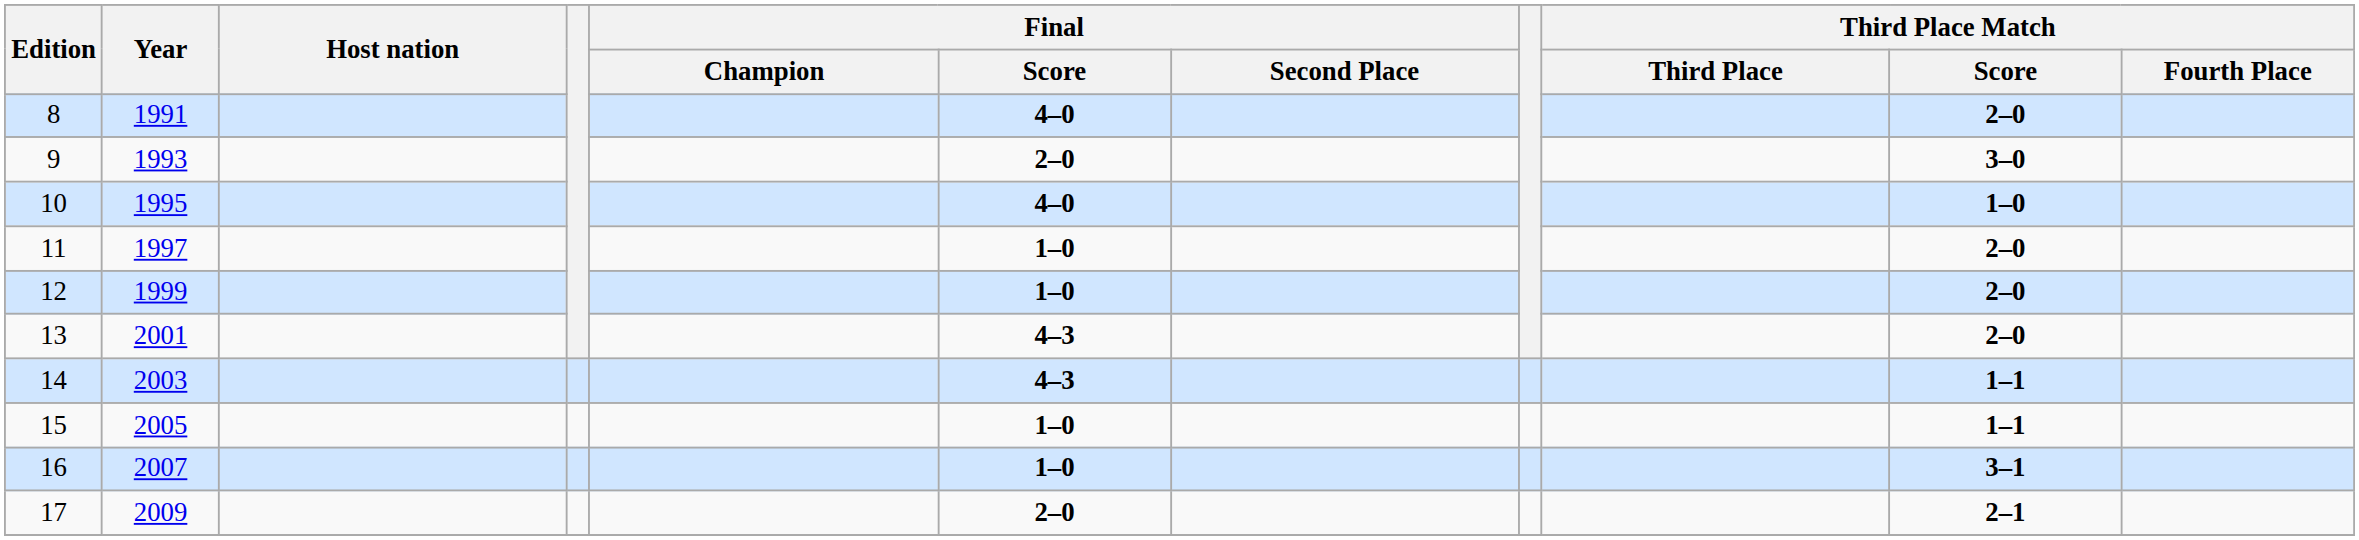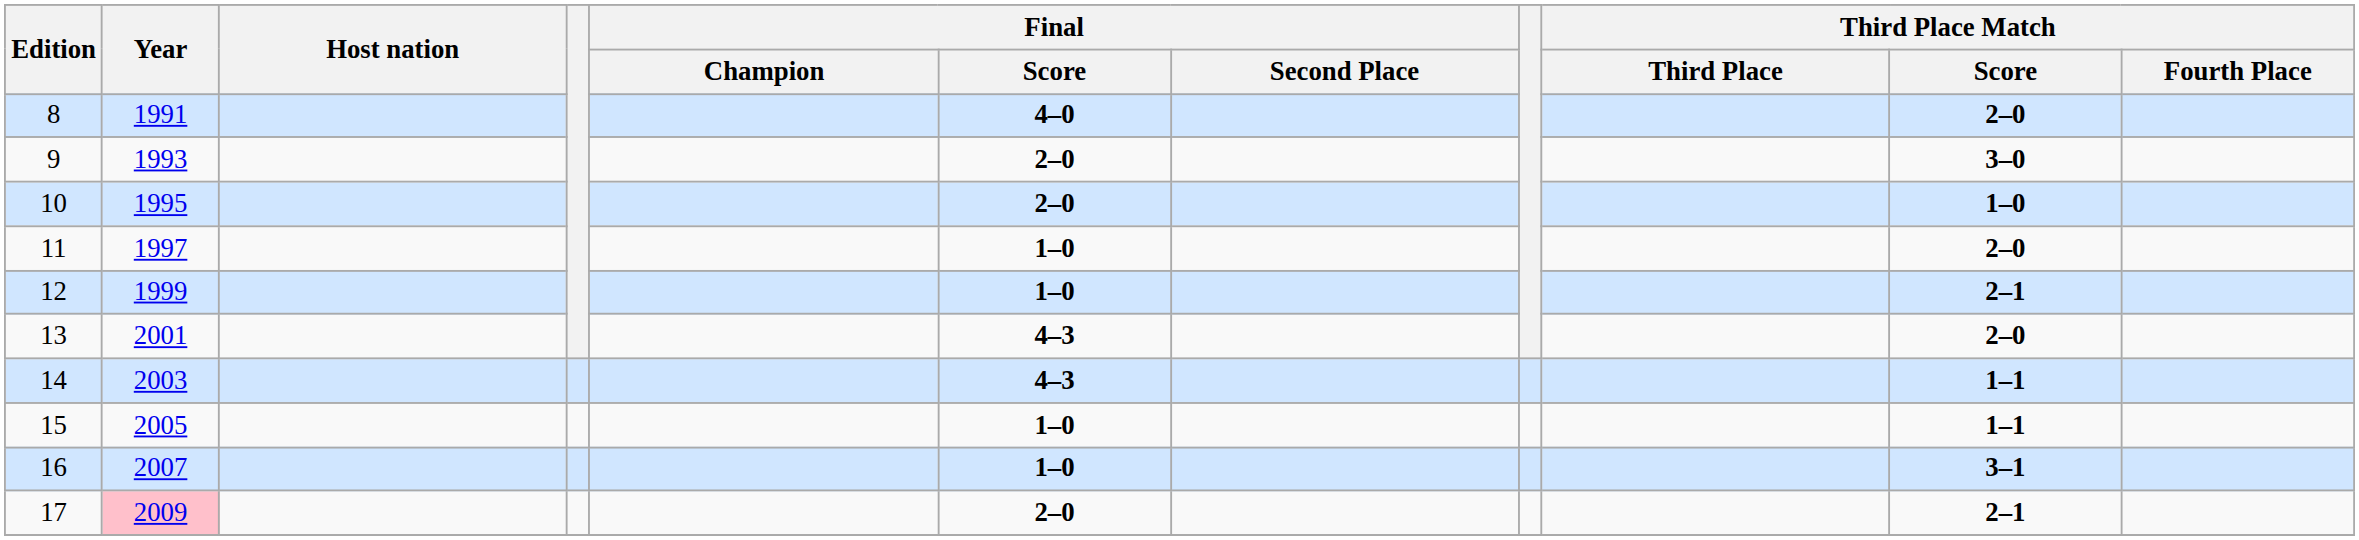(1054, 203) 4–0 -> (1054, 203) 2–0
(2005, 292) 2–0 -> (2005, 292) 2–1
(161, 512) no background -> (161, 512) pink background
